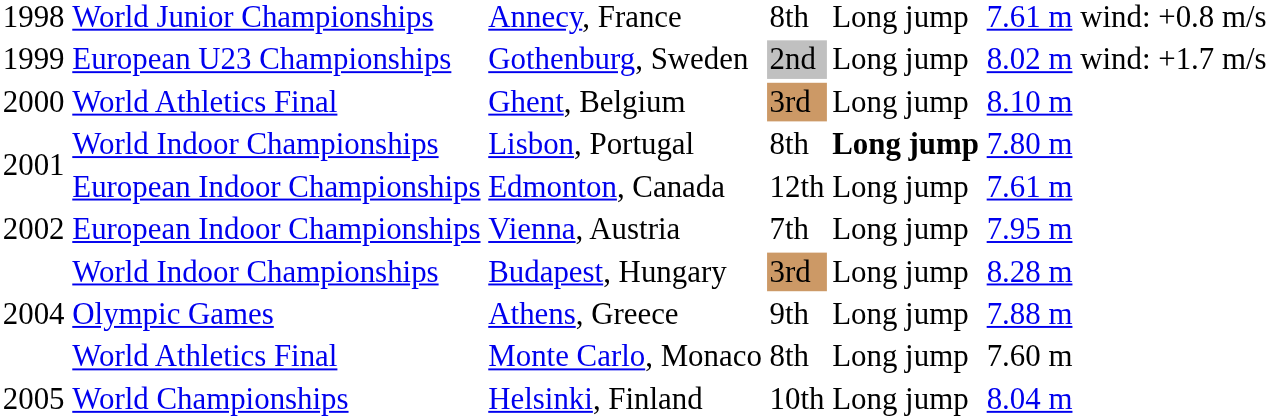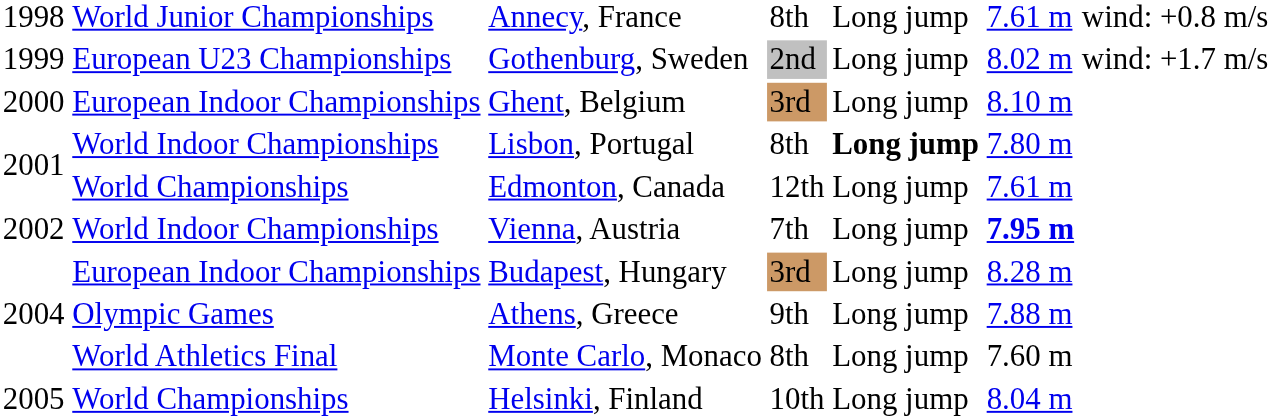(205, 101) World Athletics Final -> (276, 101) European Indoor Championships
(276, 186) European Indoor Championships -> (210, 186) World Championships
(276, 228) European Indoor Championships -> (255, 228) World Indoor Championships
(1030, 228) normal -> (1030, 228) bold
(255, 271) World Indoor Championships -> (276, 271) European Indoor Championships
